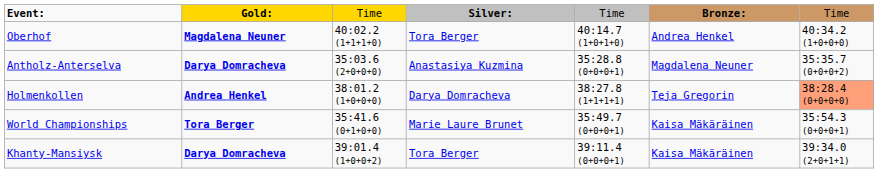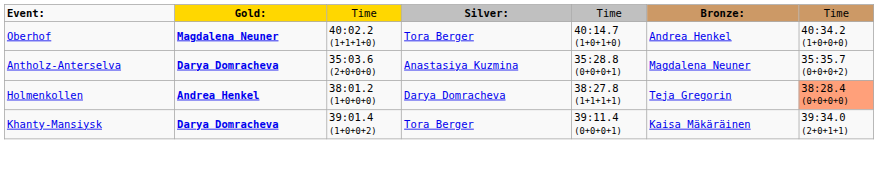- row: (67, 124)
